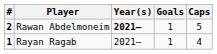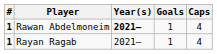(9, 27) 2 -> (9, 27) 1
(199, 27) 5 -> (199, 27) 4
